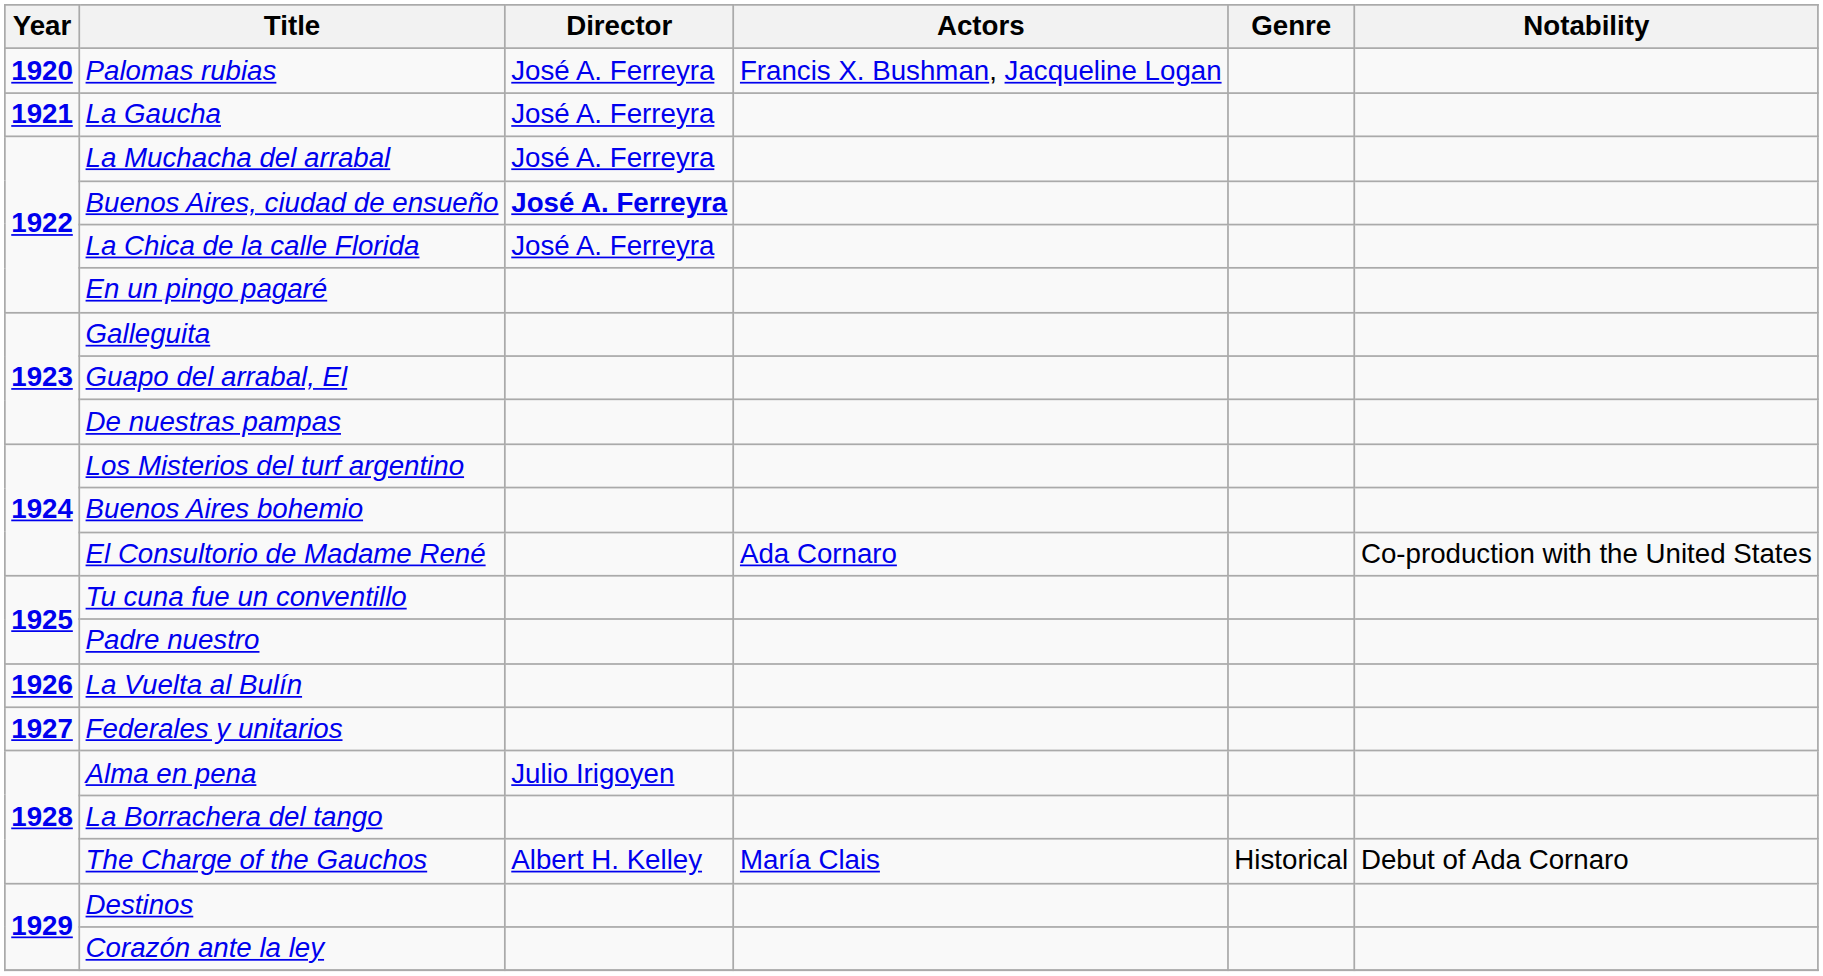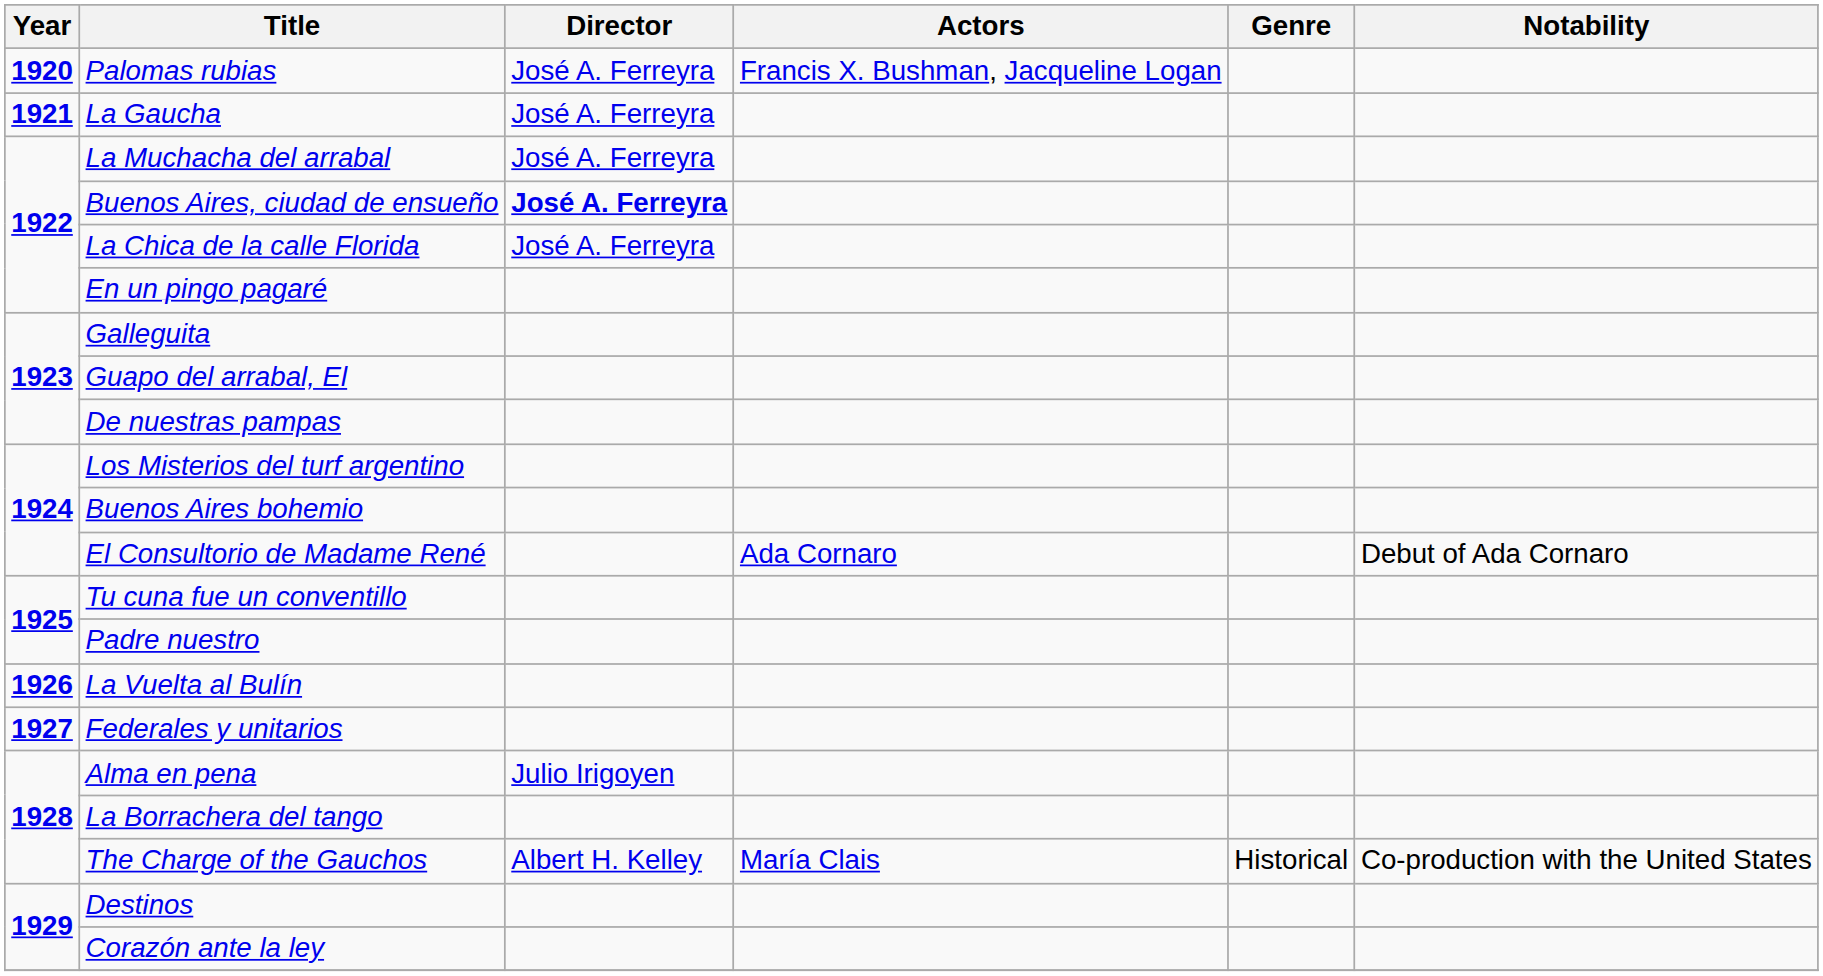(1586, 553) Co-production with the United States -> (1495, 553) Debut of Ada Cornaro
(1495, 860) Debut of Ada Cornaro -> (1586, 860) Co-production with the United States
